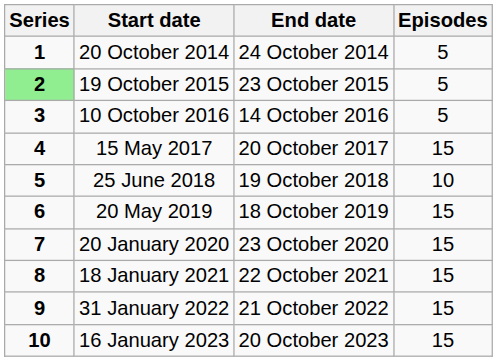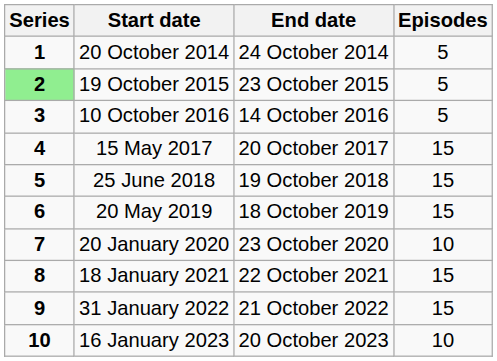(443, 180) 10 -> (443, 180) 15
(443, 244) 15 -> (443, 244) 10
(443, 340) 15 -> (443, 340) 10
